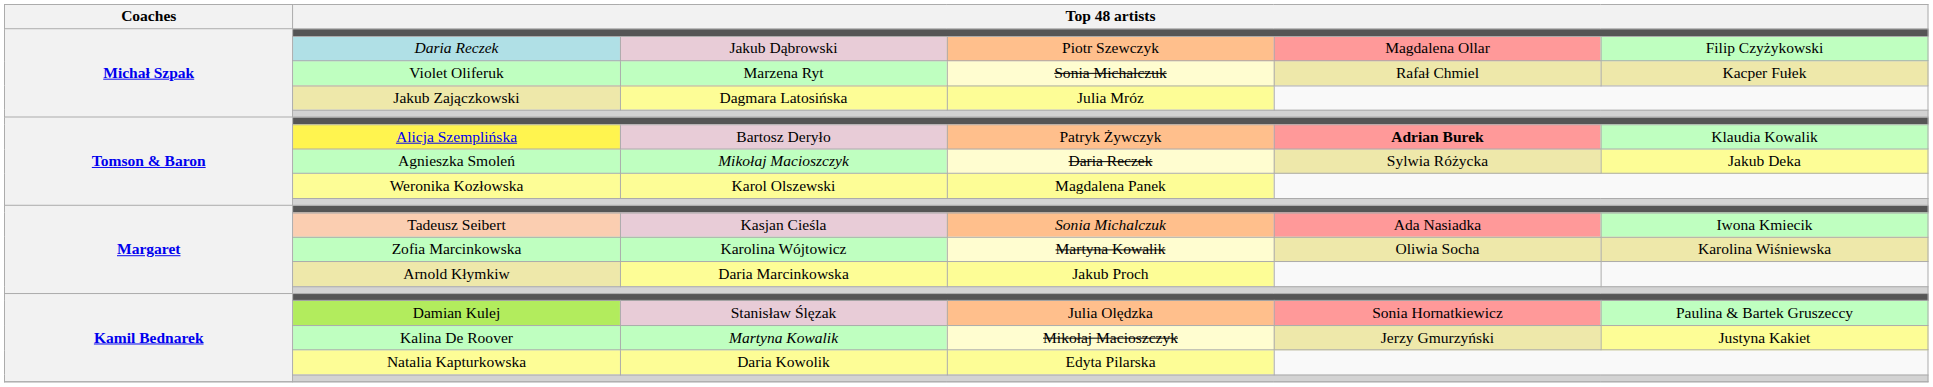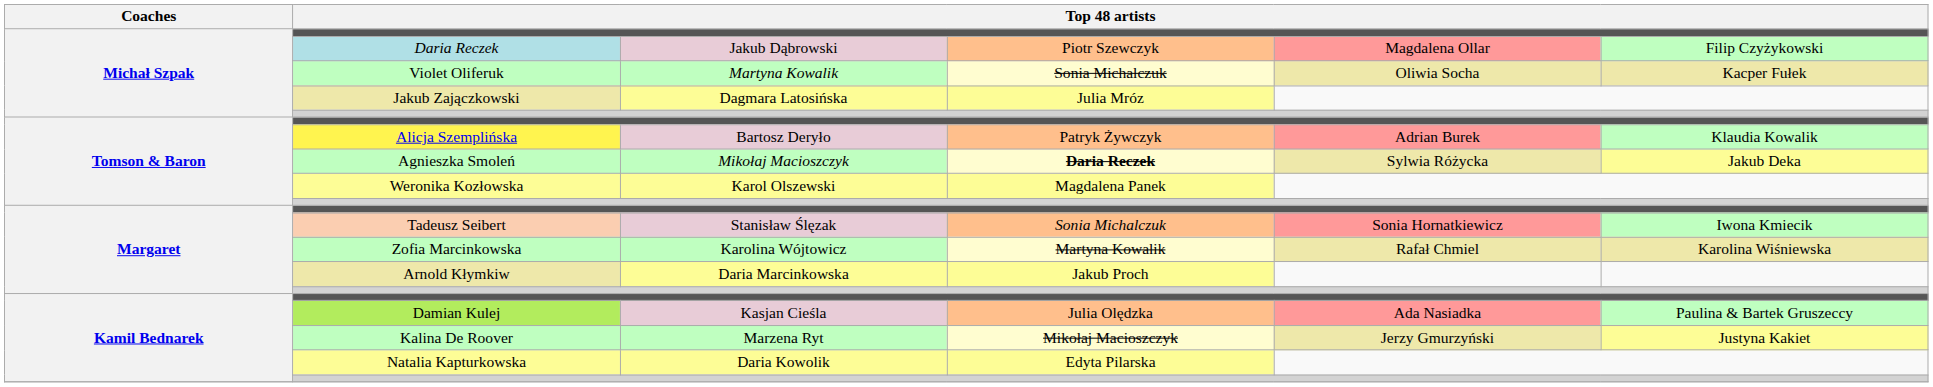(783, 73) Marzena Ryt -> (783, 73) Martyna Kowalik
(1437, 73) Rafał Chmiel -> (1437, 73) Oliwia Socha
(1437, 136) bold -> (1437, 136) normal
(1110, 161) normal -> (1110, 161) bold
(783, 224) Kasjan Cieśla -> (783, 224) Stanisław Ślęzak
(1437, 224) Ada Nasiadka -> (1437, 224) Sonia Hornatkiewicz
(1437, 249) Oliwia Socha -> (1437, 249) Rafał Chmiel
(783, 313) Stanisław Ślęzak -> (783, 313) Kasjan Cieśla
(1437, 313) Sonia Hornatkiewicz -> (1437, 313) Ada Nasiadka
(783, 337) Martyna Kowalik -> (783, 337) Marzena Ryt
